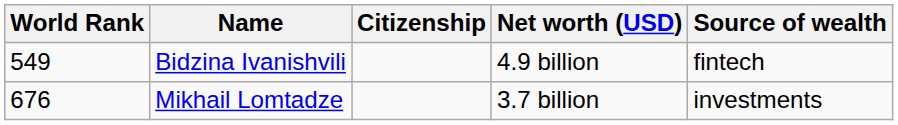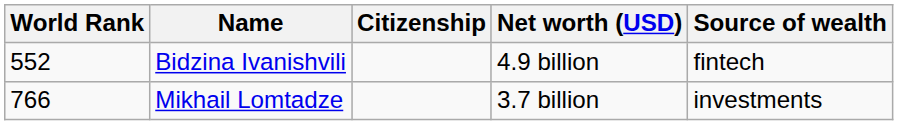(30, 61) 549 -> (30, 61) 552
(30, 100) 676 -> (30, 100) 766
